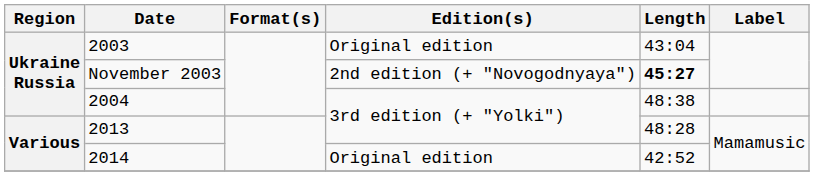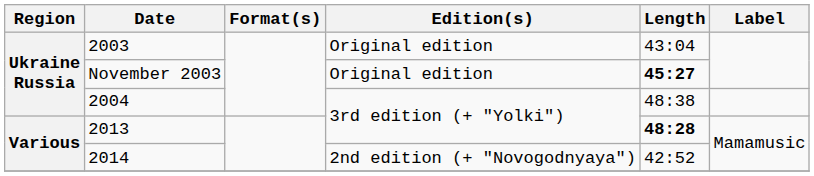(483, 74) 2nd edition (+ "Novogodnyaya") -> (411, 74) Original edition
(670, 130) normal -> (670, 130) bold
(411, 157) Original edition -> (483, 157) 2nd edition (+ "Novogodnyaya")
